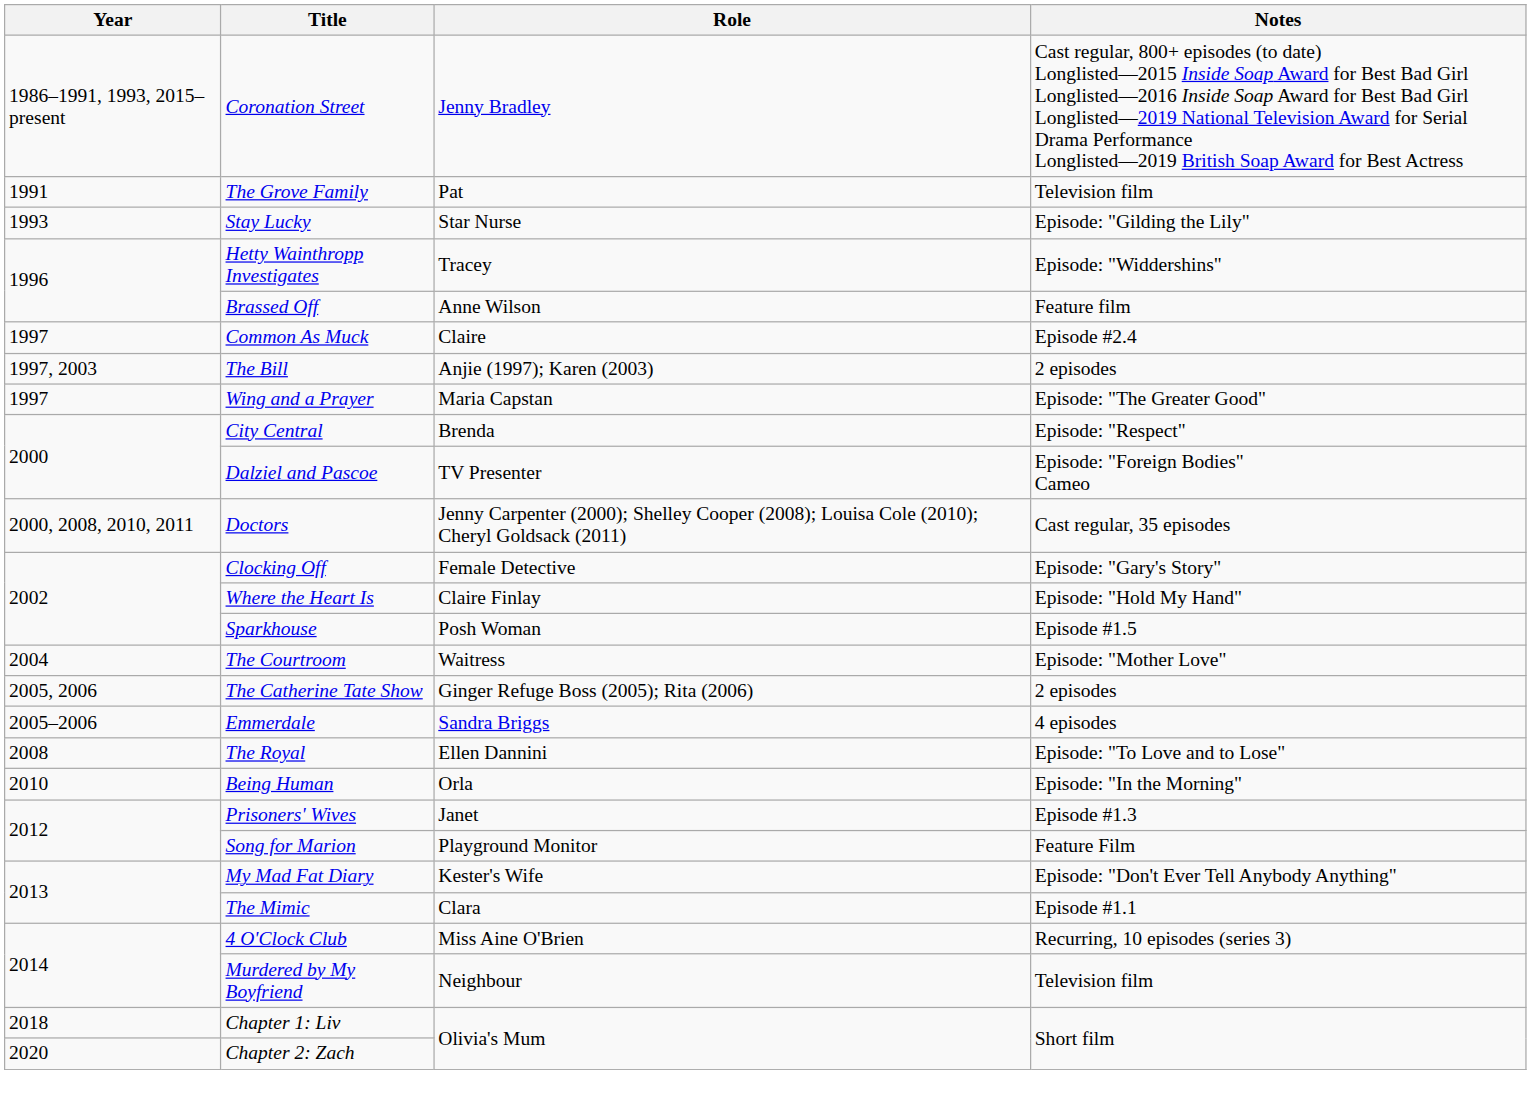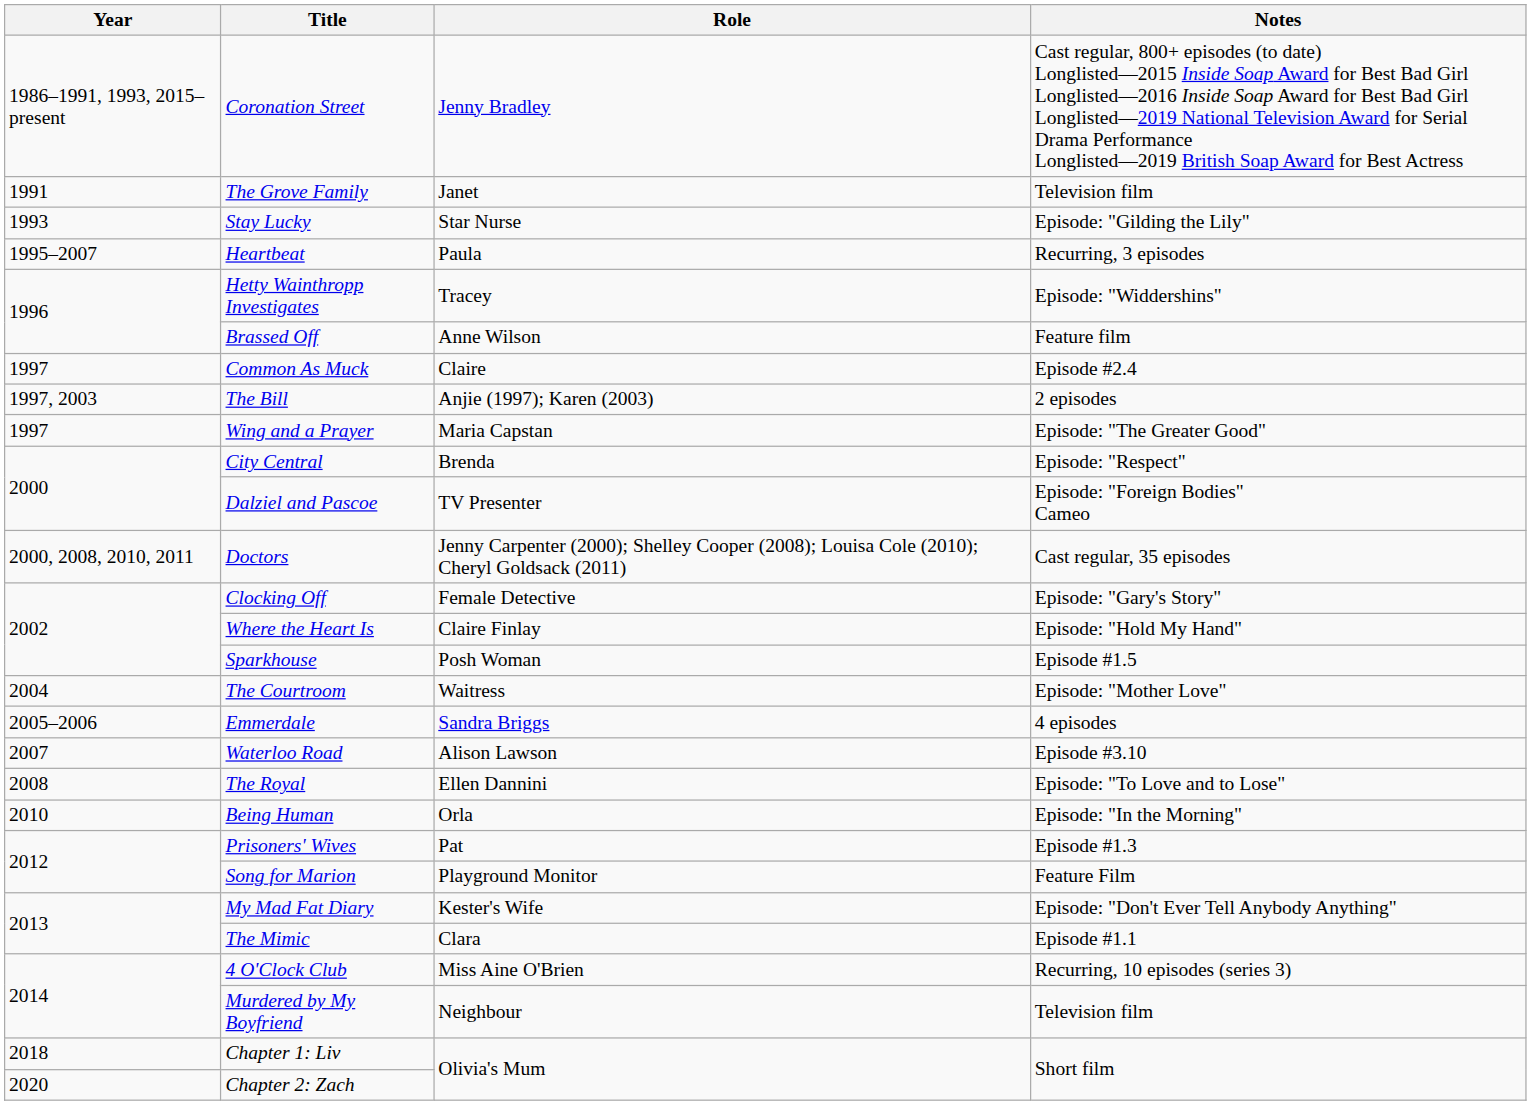(451, 191) Pat -> (458, 191) Janet
+ row: (265, 253)
- row: (324, 690)
+ row: (284, 752)
(458, 814) Janet -> (451, 845) Pat
